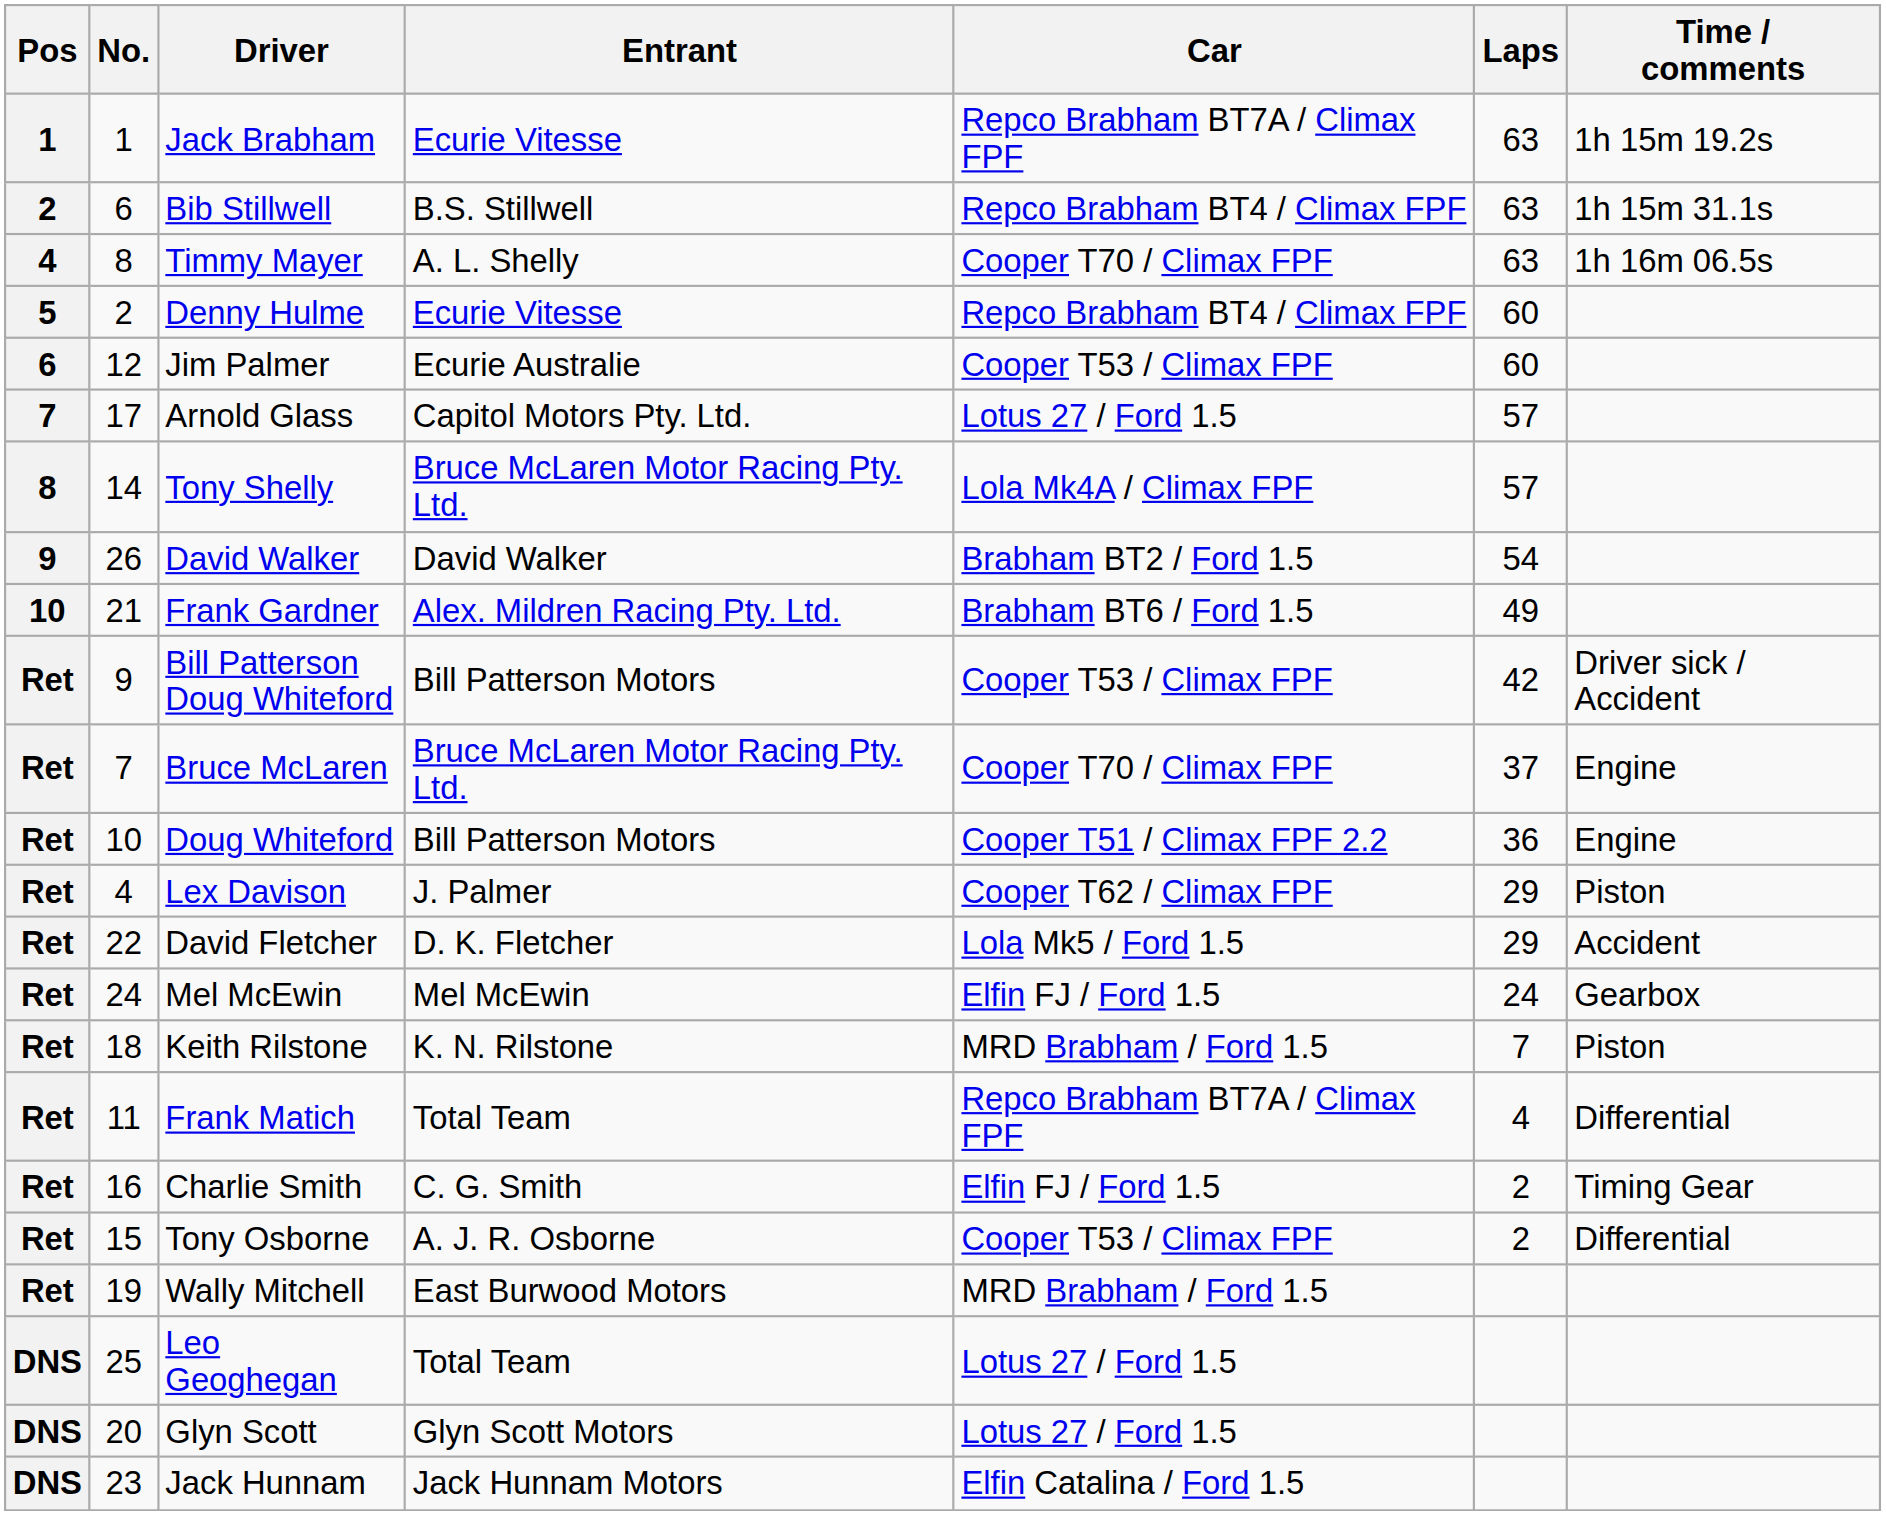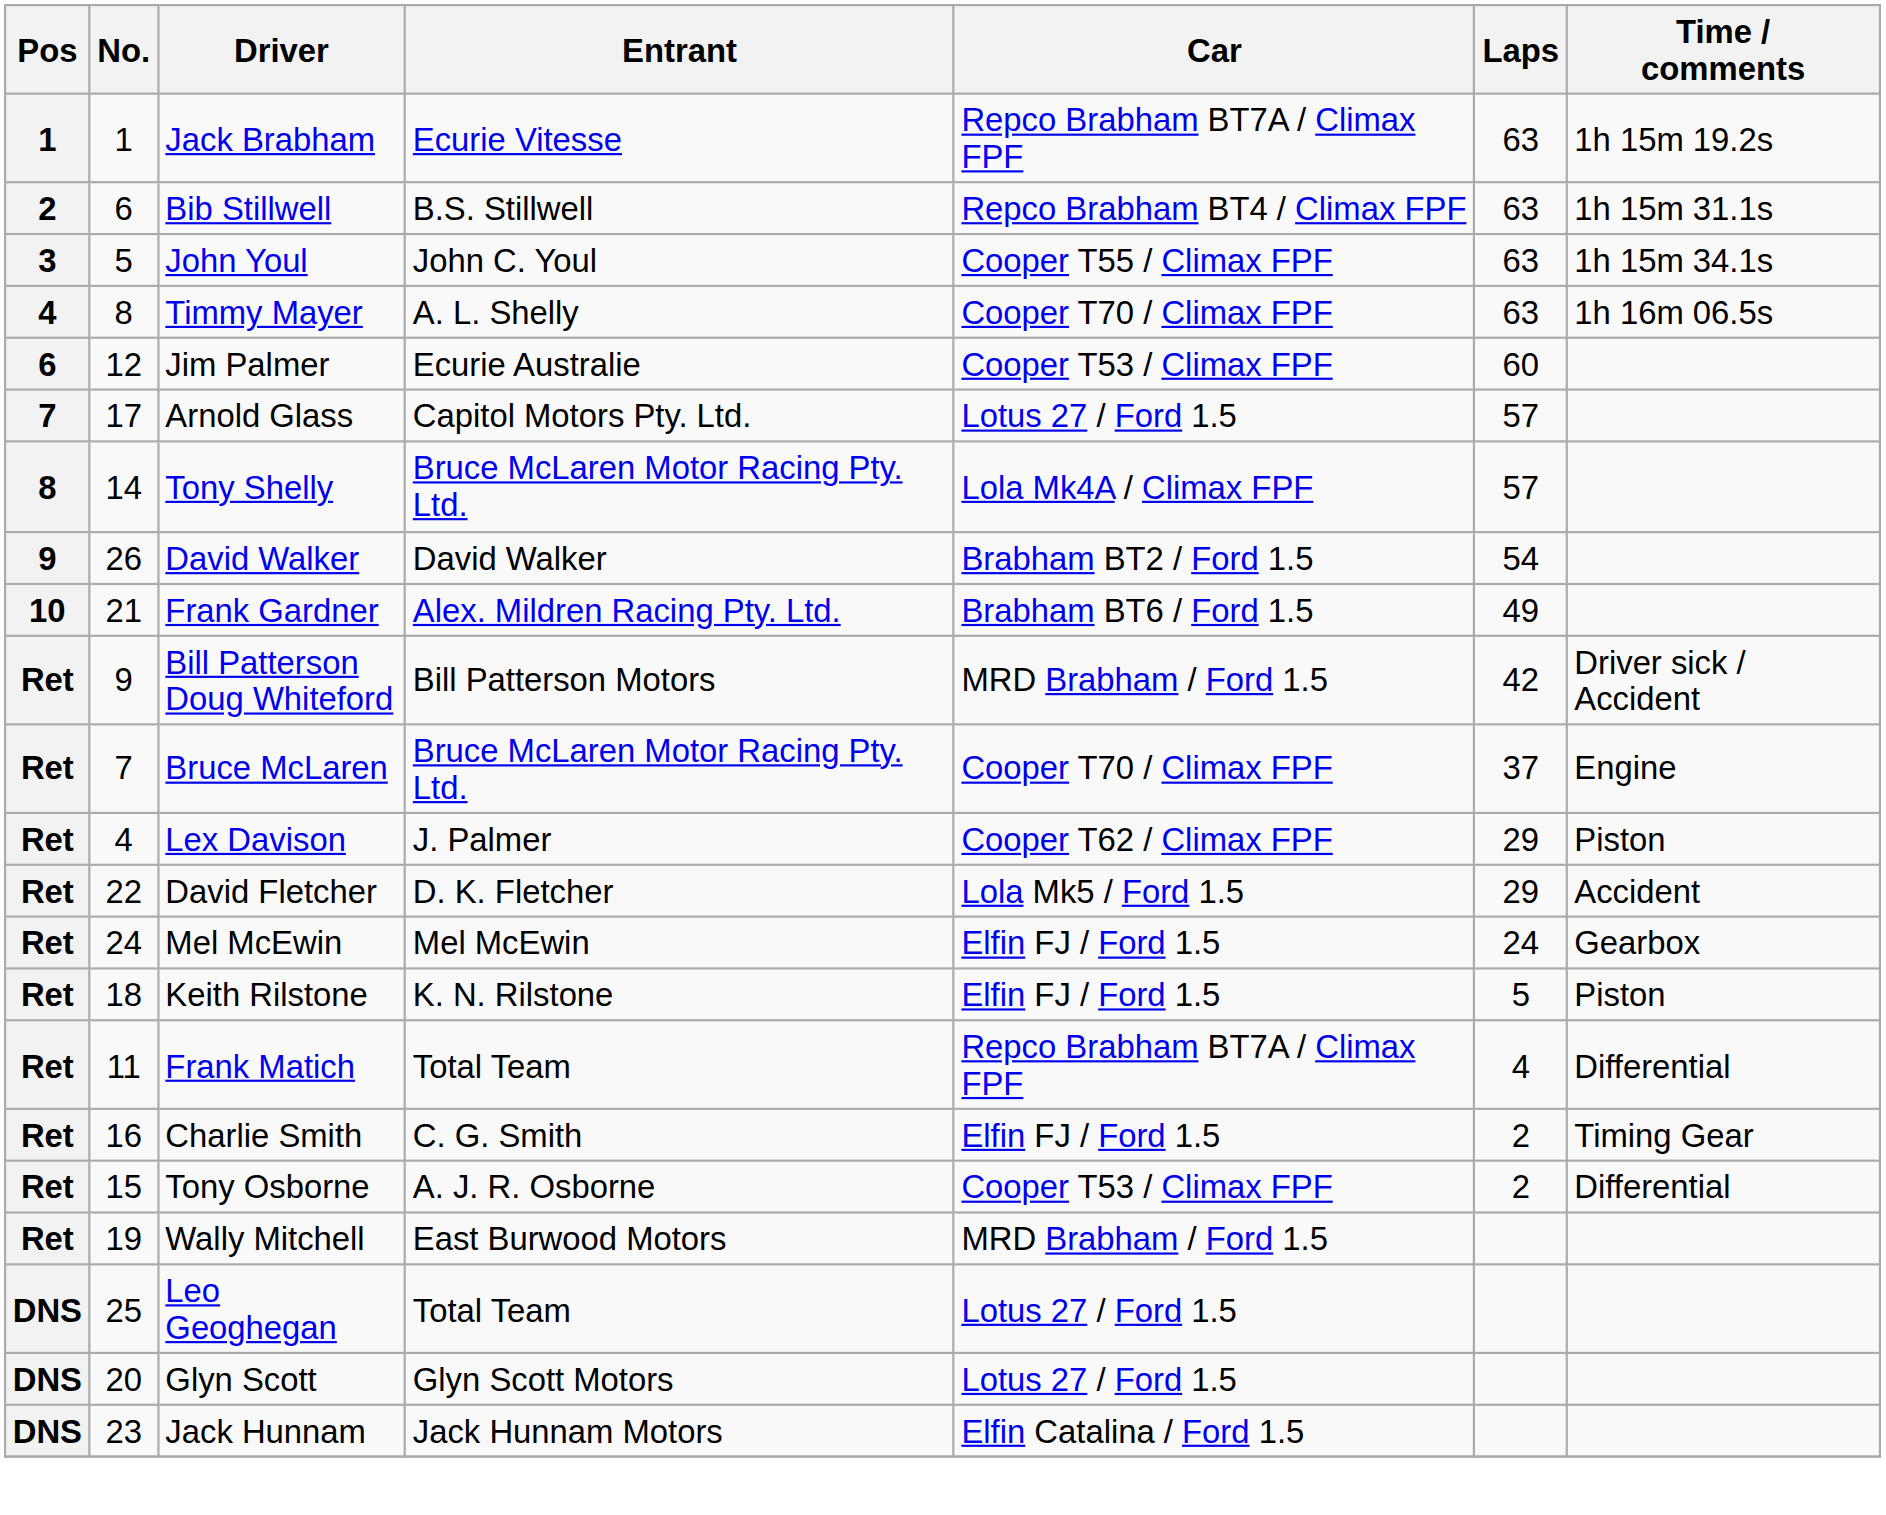+ row: (237, 261)
- row: (265, 313)
(1147, 680) Cooper T53 / Climax FPF -> (1145, 680) MRD Brabham / Ford 1.5
- row: (279, 839)
(1145, 1046) MRD Brabham / Ford 1.5 -> (1091, 994) Elfin FJ / Ford 1.5
(1521, 1046) 7 -> (1521, 994) 5
